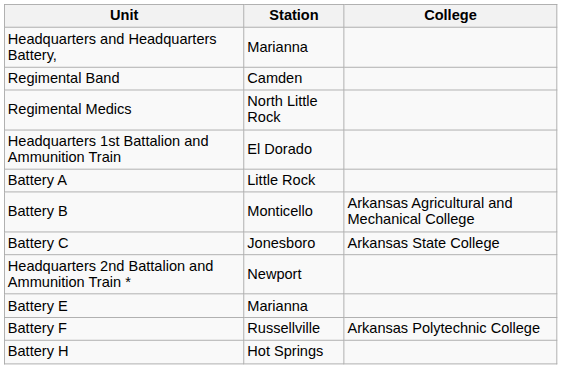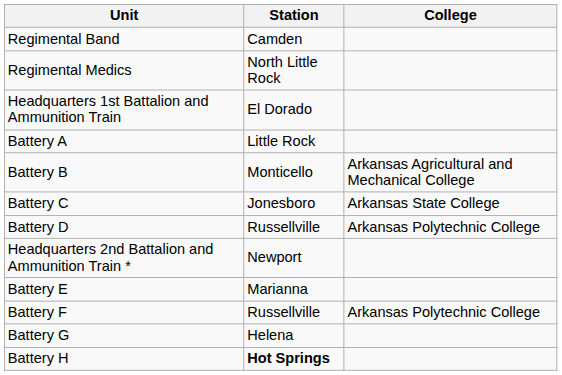- row: (112, 47)
+ row: (38, 226)
+ row: (39, 335)
(285, 351) normal -> (289, 358) bold
